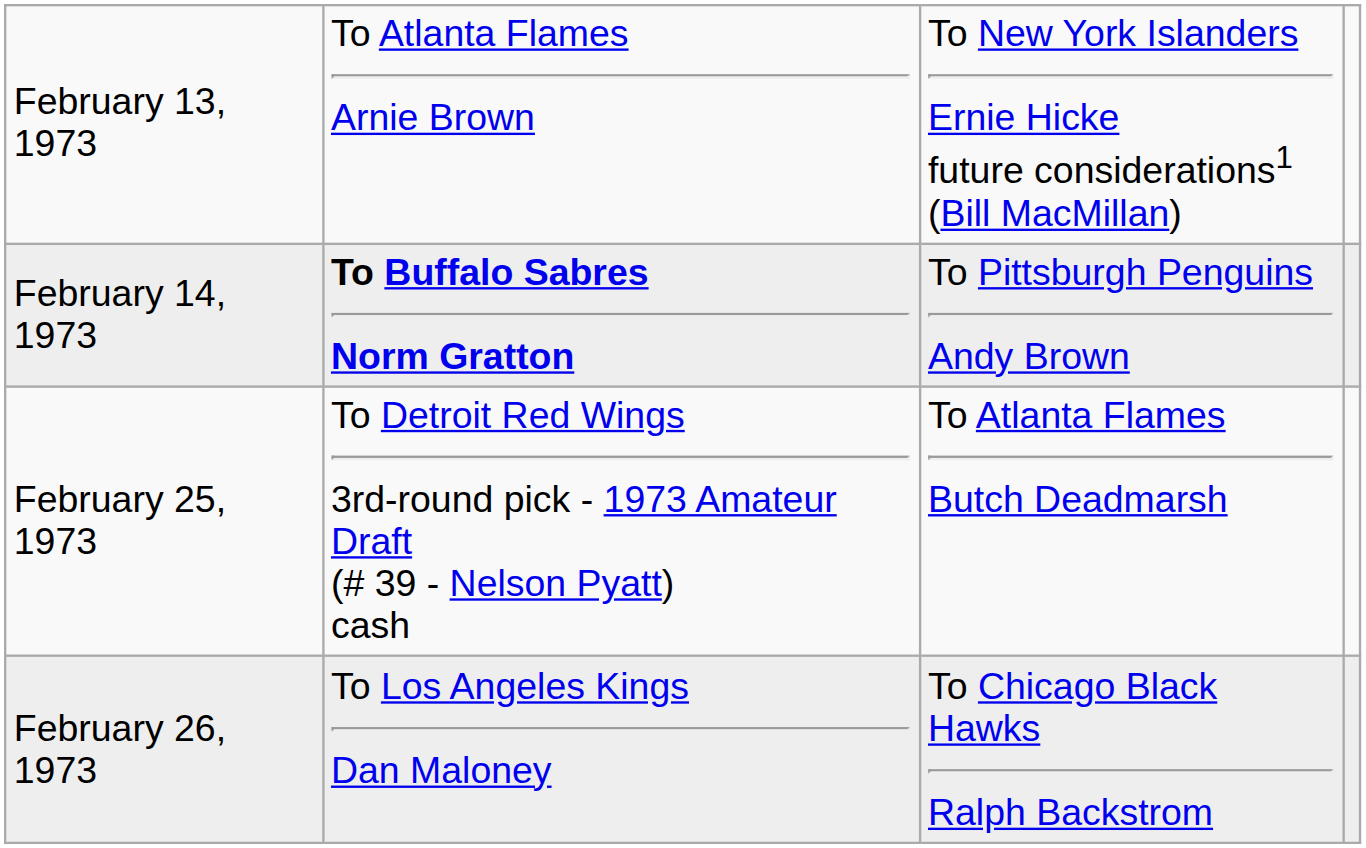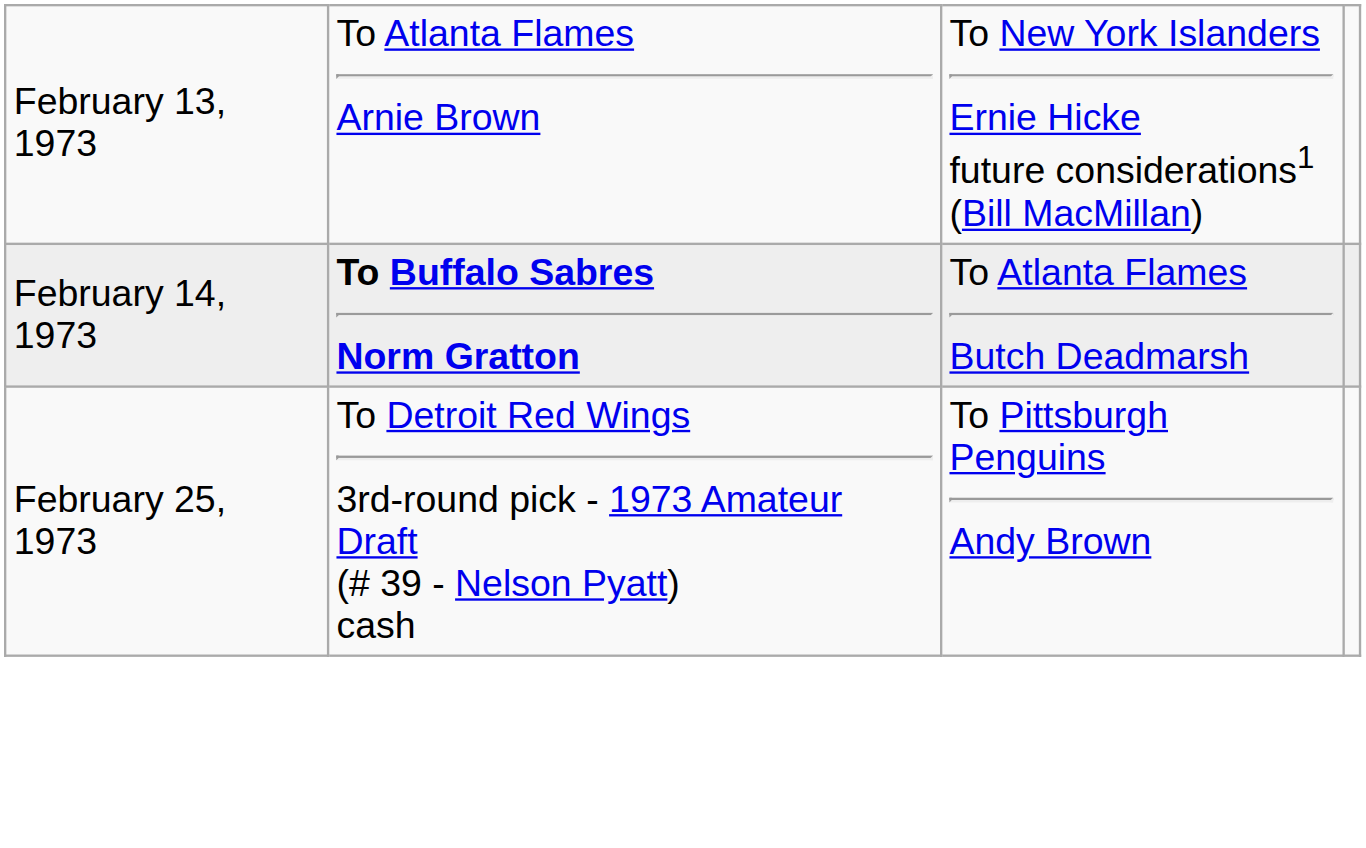(1131, 314) To Pittsburgh Penguins Andy Brown -> (1142, 314) To Atlanta Flames Butch Deadmarsh
(1131, 457) To Atlanta Flames Butch Deadmarsh -> (1142, 478) To Pittsburgh Penguins Andy Brown
- row: (120, 748)
